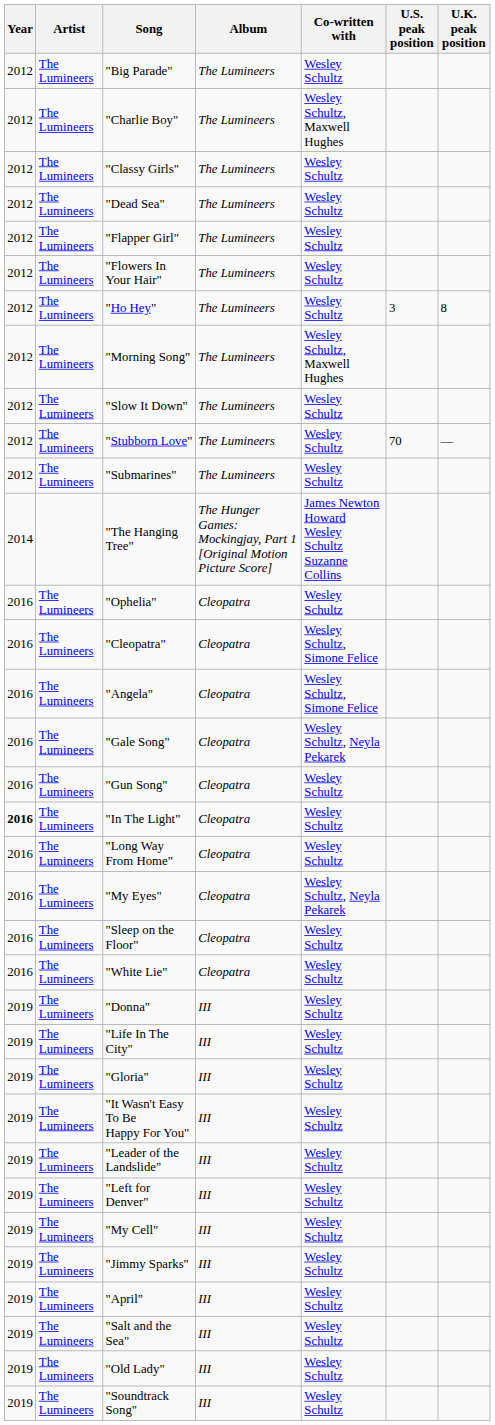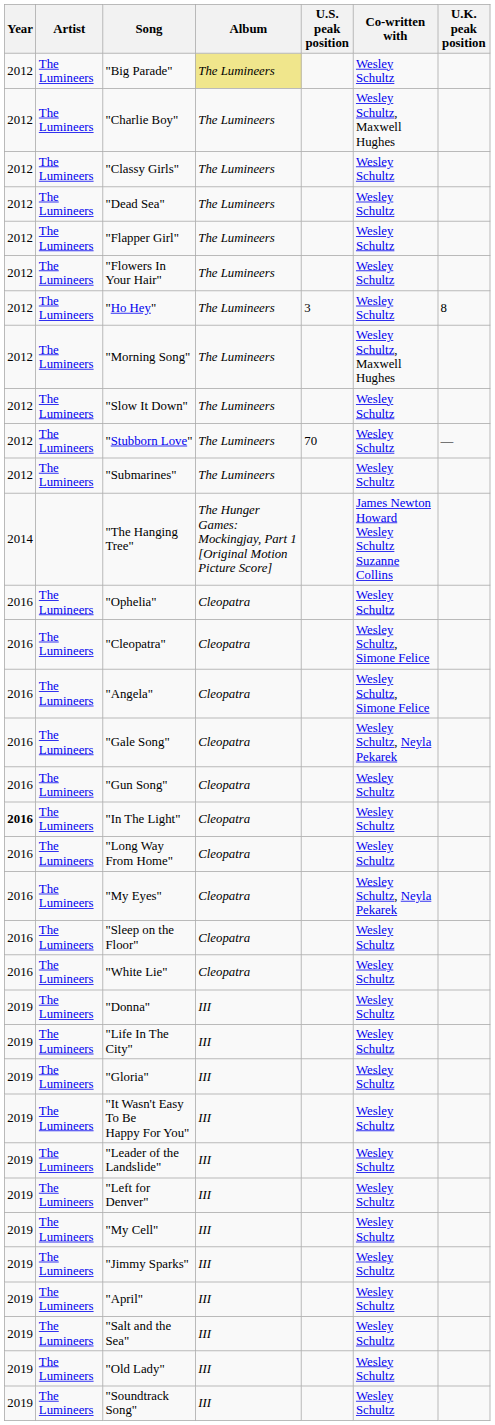columns swapped: (344, 29) <-> (412, 29)
(236, 70) no background -> (236, 70) khaki background
